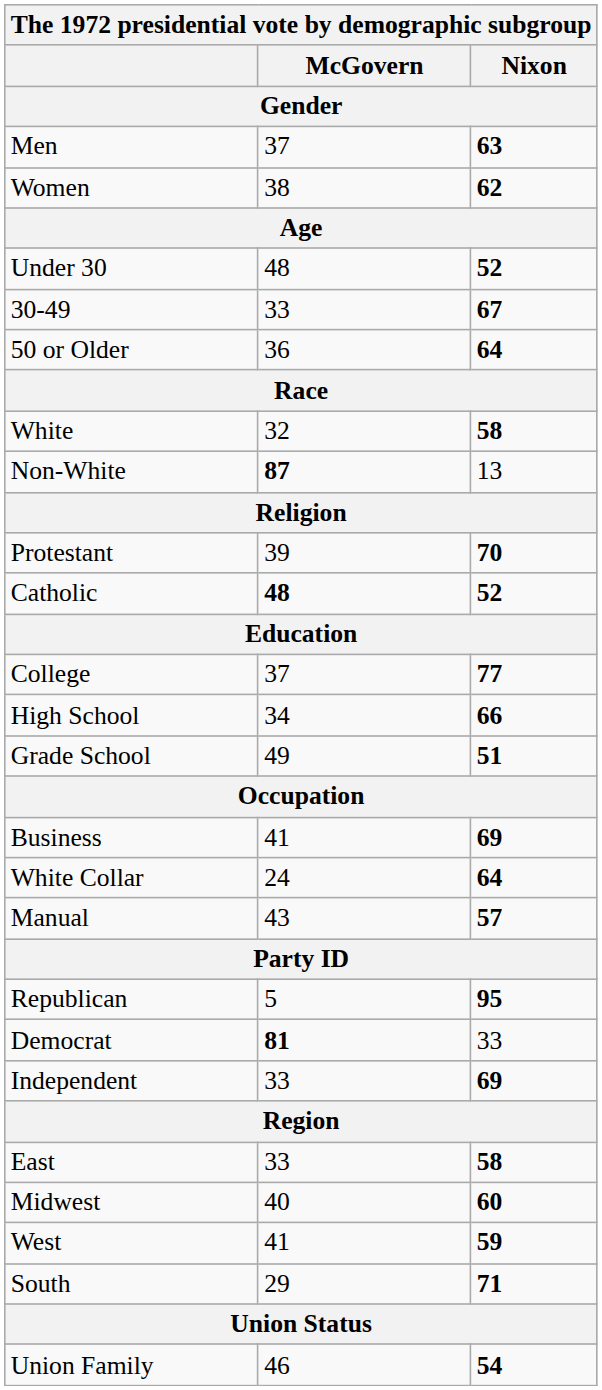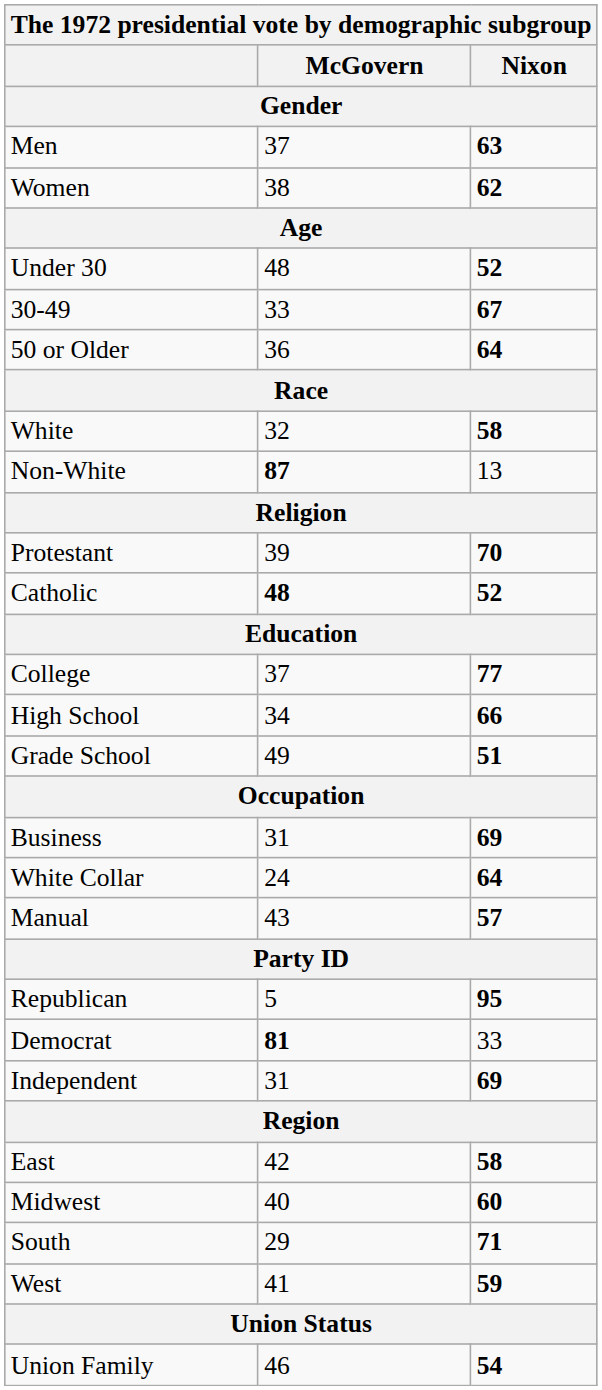(277, 836) 41 -> (277, 836) 31
(277, 1080) 33 -> (277, 1080) 31
(277, 1161) 33 -> (277, 1161) 42
rows swapped: (41, 1283) <-> (36, 1242)
